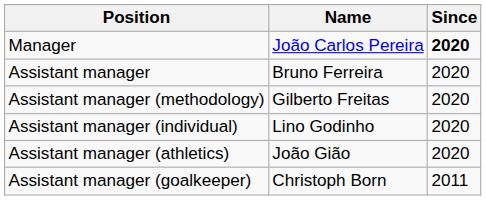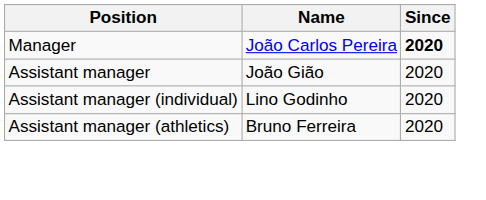(328, 72) Bruno Ferreira -> (285, 72) João Gião
- row: (136, 99)
(311, 153) João Gião -> (301, 126) Bruno Ferreira
- row: (130, 180)
